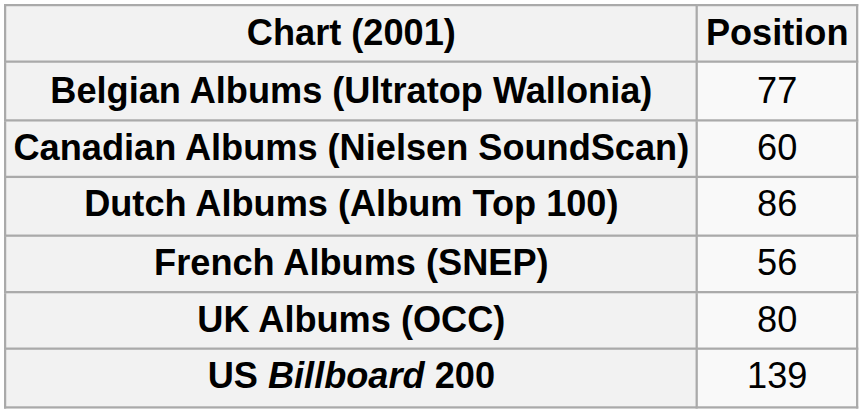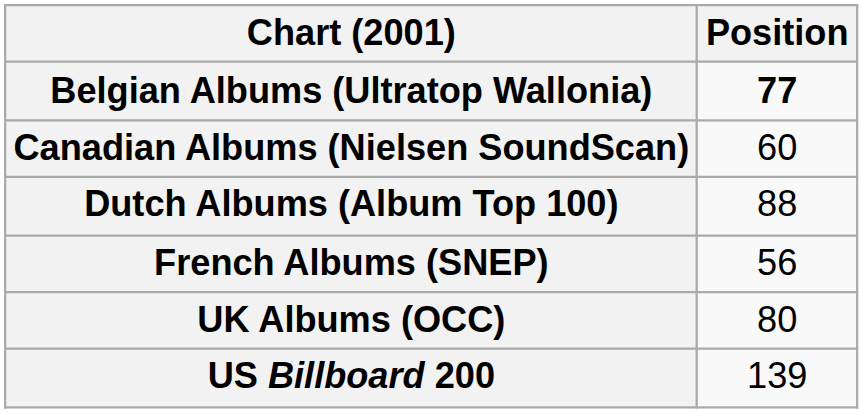(777, 90) normal -> (777, 90) bold
(777, 205) 86 -> (777, 205) 88
